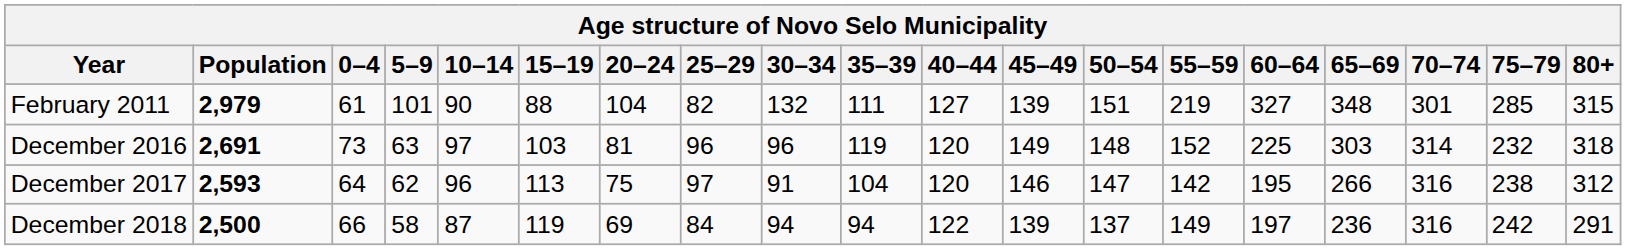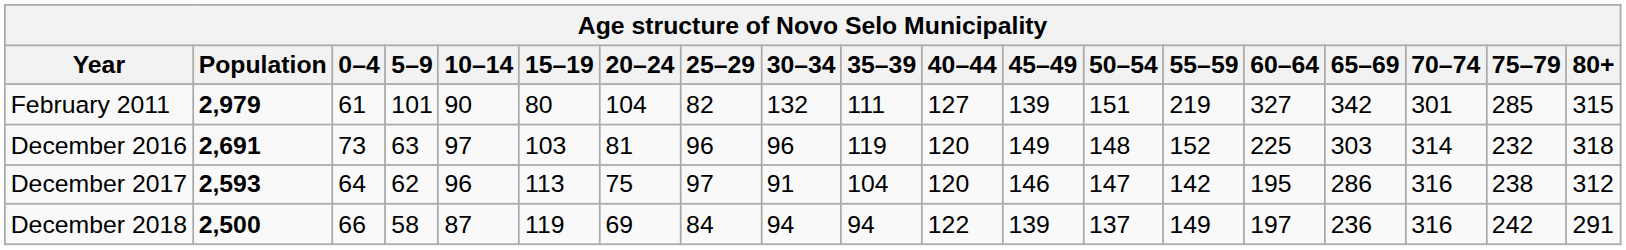(539, 105) 88 -> (539, 105) 80
(1351, 105) 348 -> (1351, 105) 342
(1351, 184) 266 -> (1351, 184) 286
